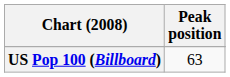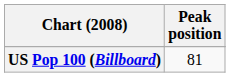(195, 59) 63 -> (195, 59) 81
